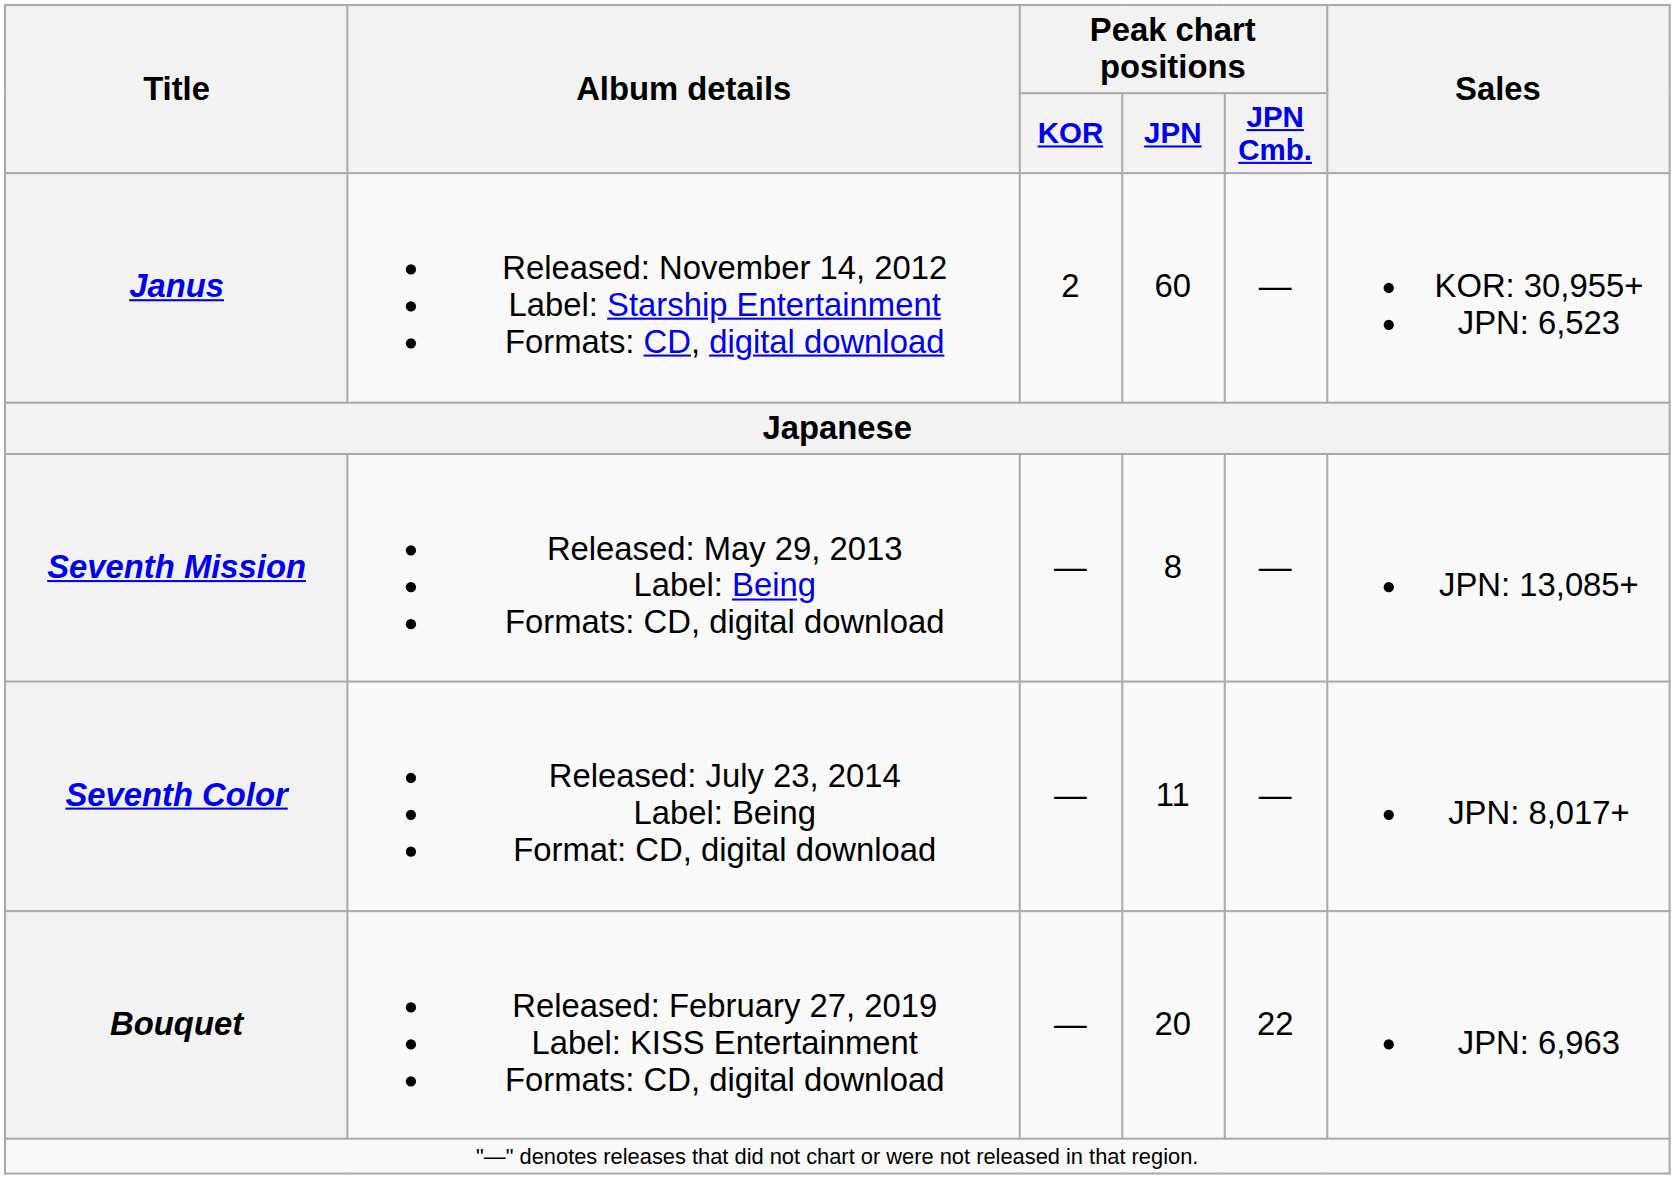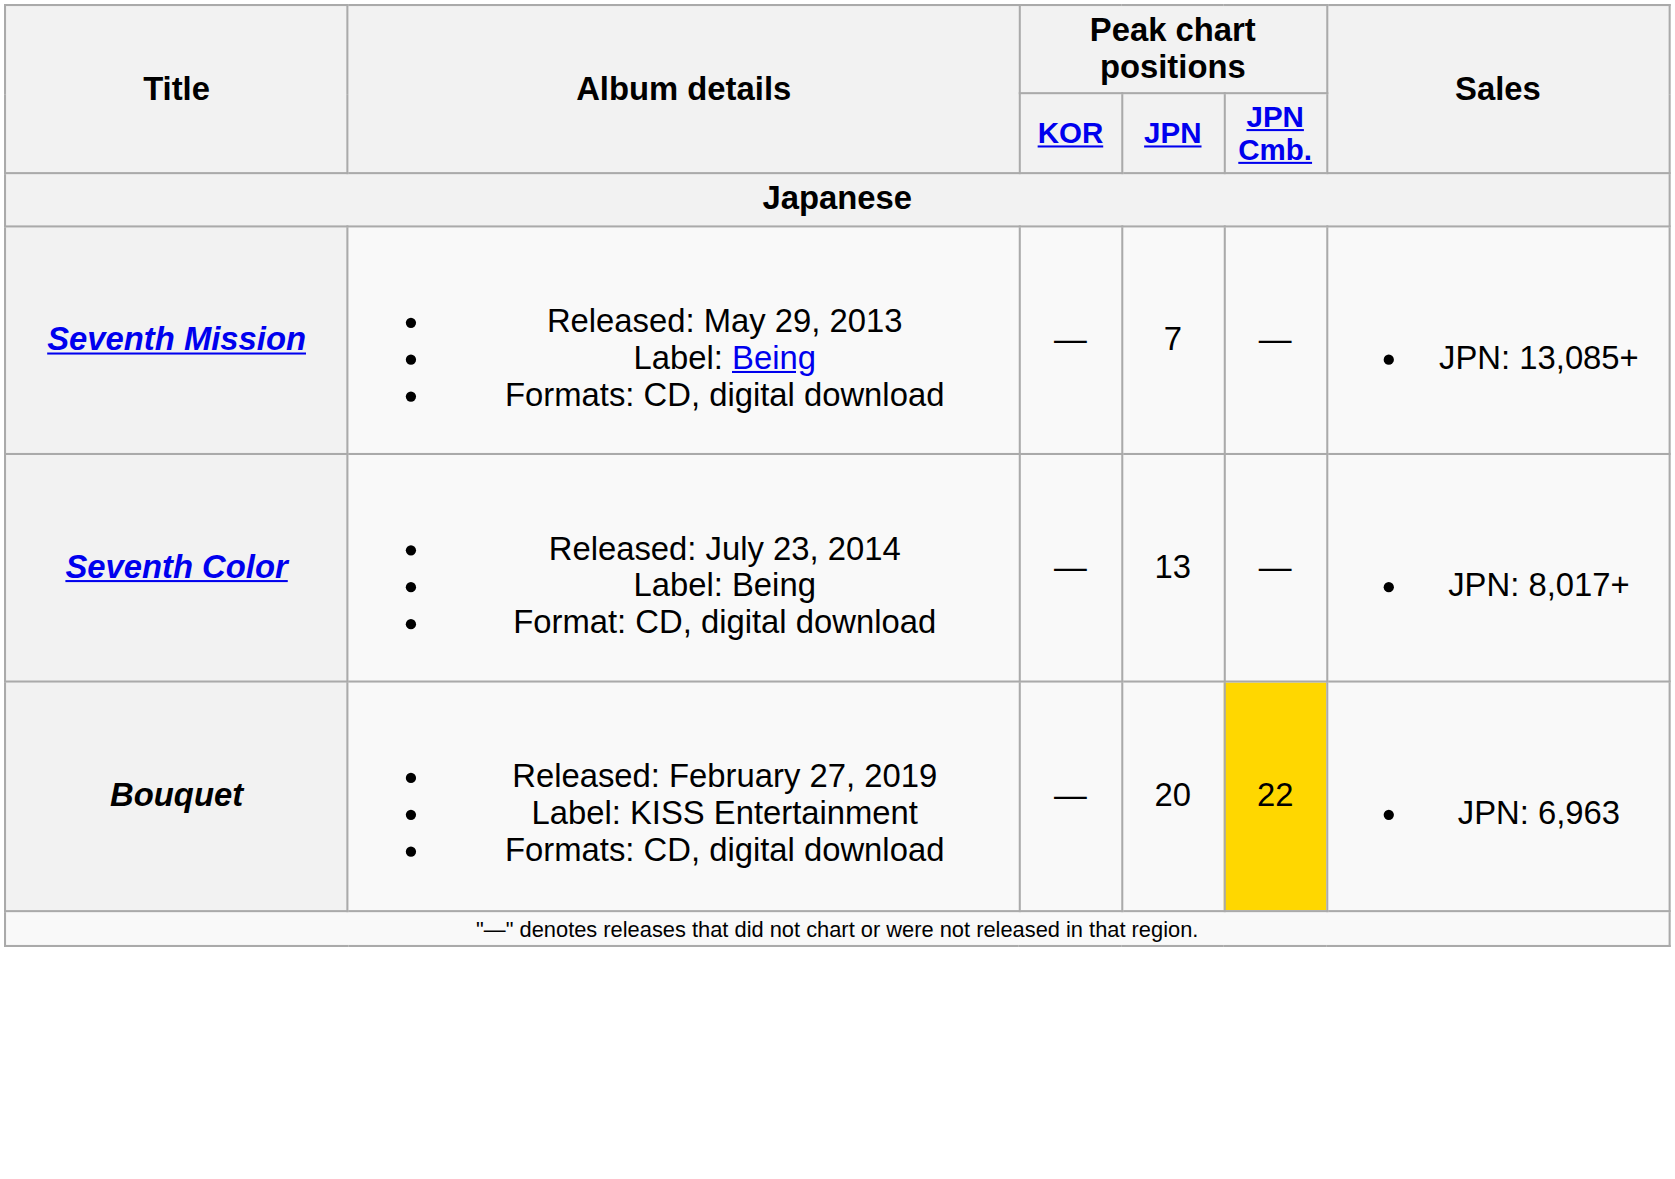- row: (177, 287)
(1173, 567) 8 -> (1173, 339) 7
(1173, 795) 11 -> (1173, 567) 13
(1275, 1023) no background -> (1275, 795) gold background
